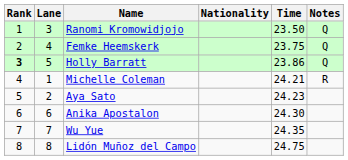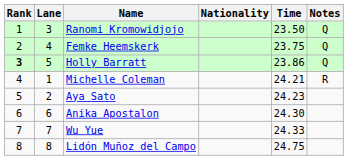(289, 130) 24.35 -> (289, 130) 24.33
